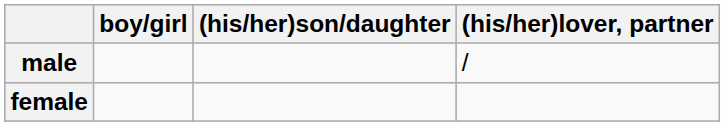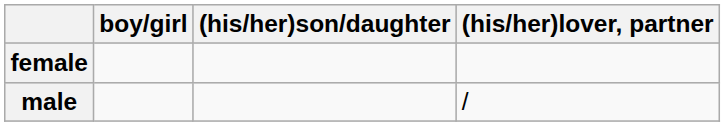rows swapped: (49, 62) <-> (49, 101)
